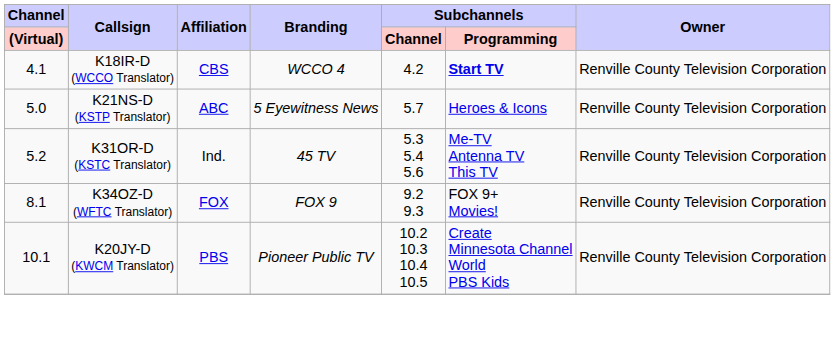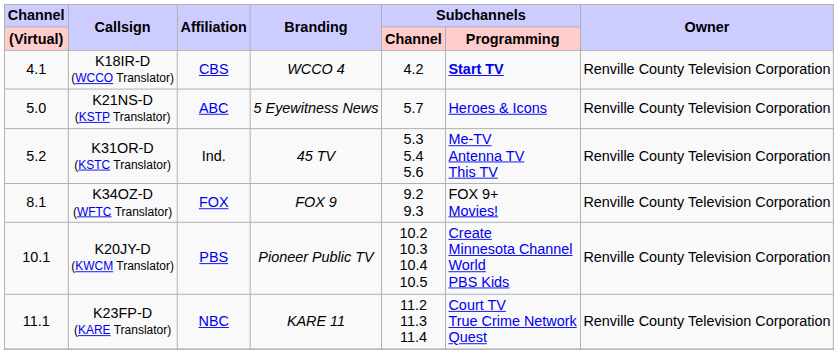+ row: (123, 321)
